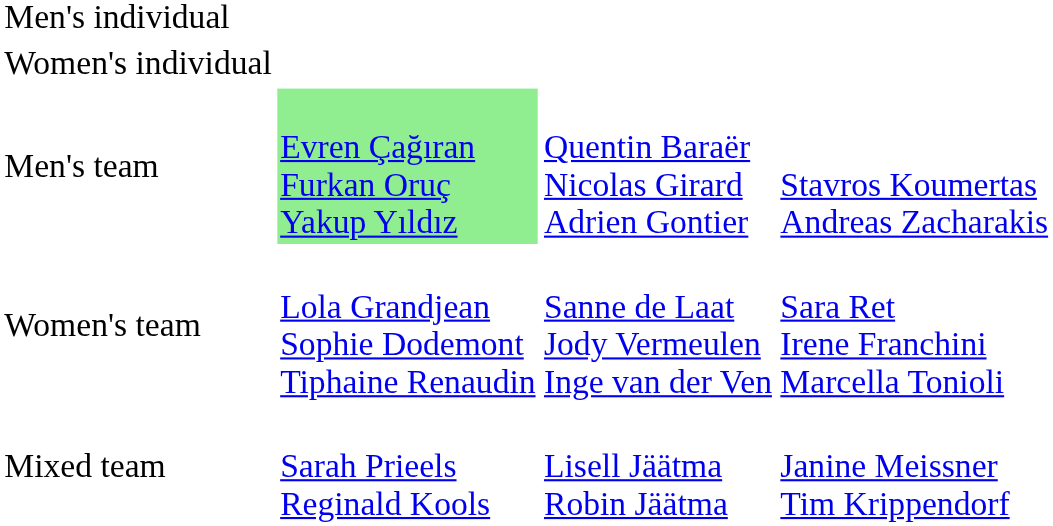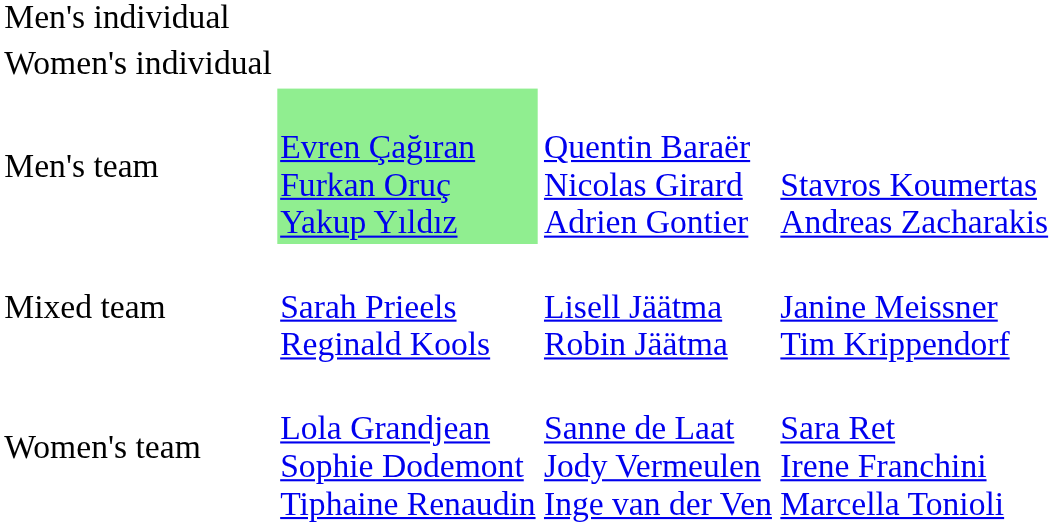rows swapped: (103, 325) <-> (85, 466)
